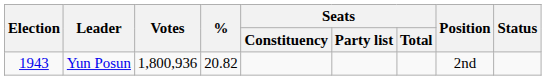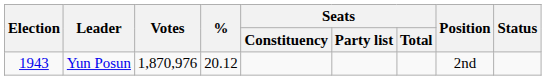(168, 63) 1,800,936 -> (168, 63) 1,870,976
(221, 63) 20.82 -> (221, 63) 20.12
